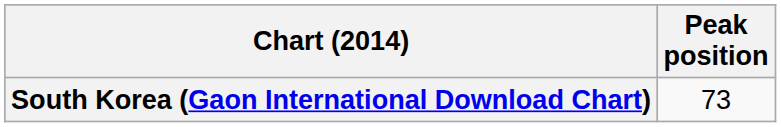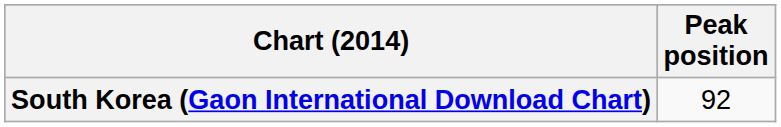(716, 99) 73 -> (716, 99) 92
